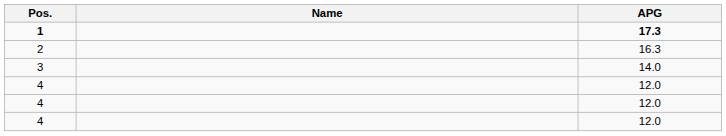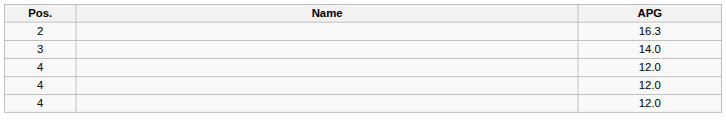- row: (40, 31)
